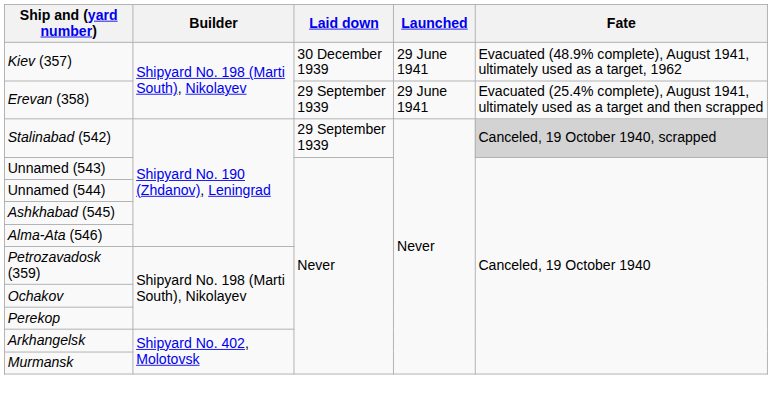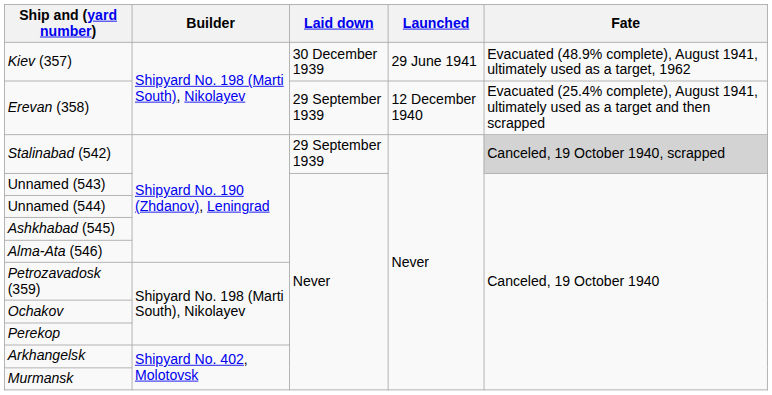(422, 99) 29 June 1941 -> (434, 107) 12 December 1940
